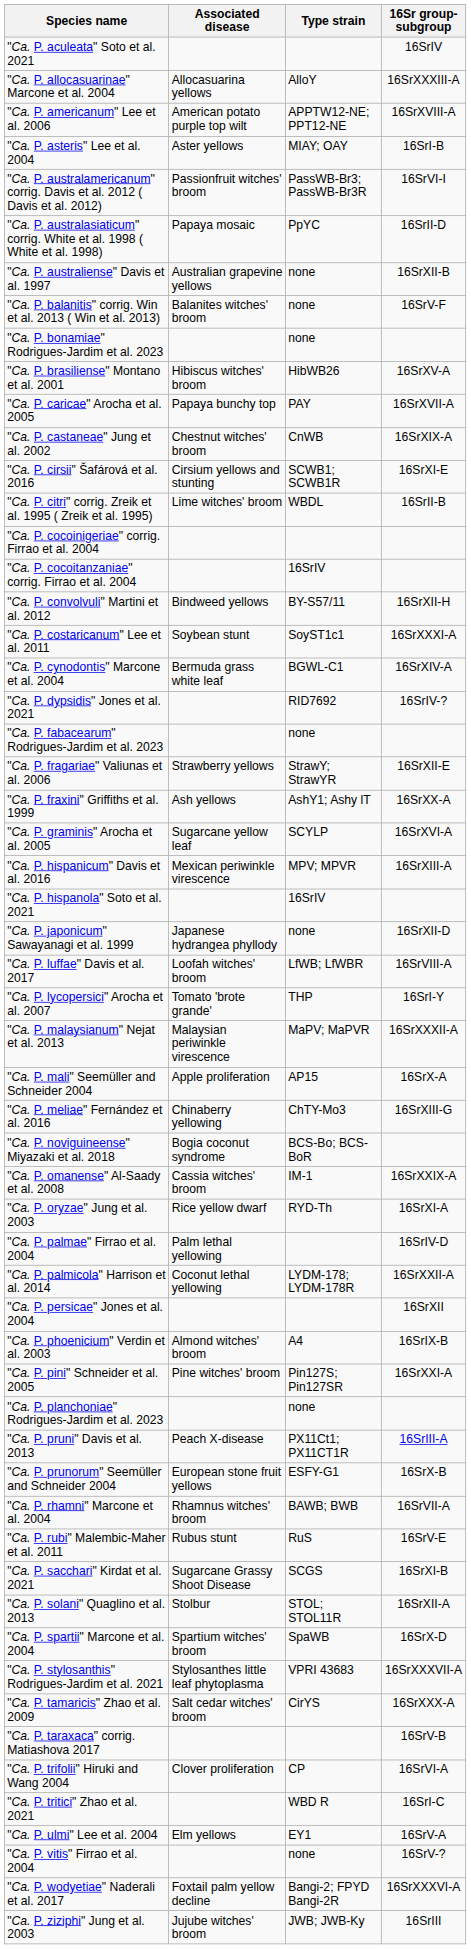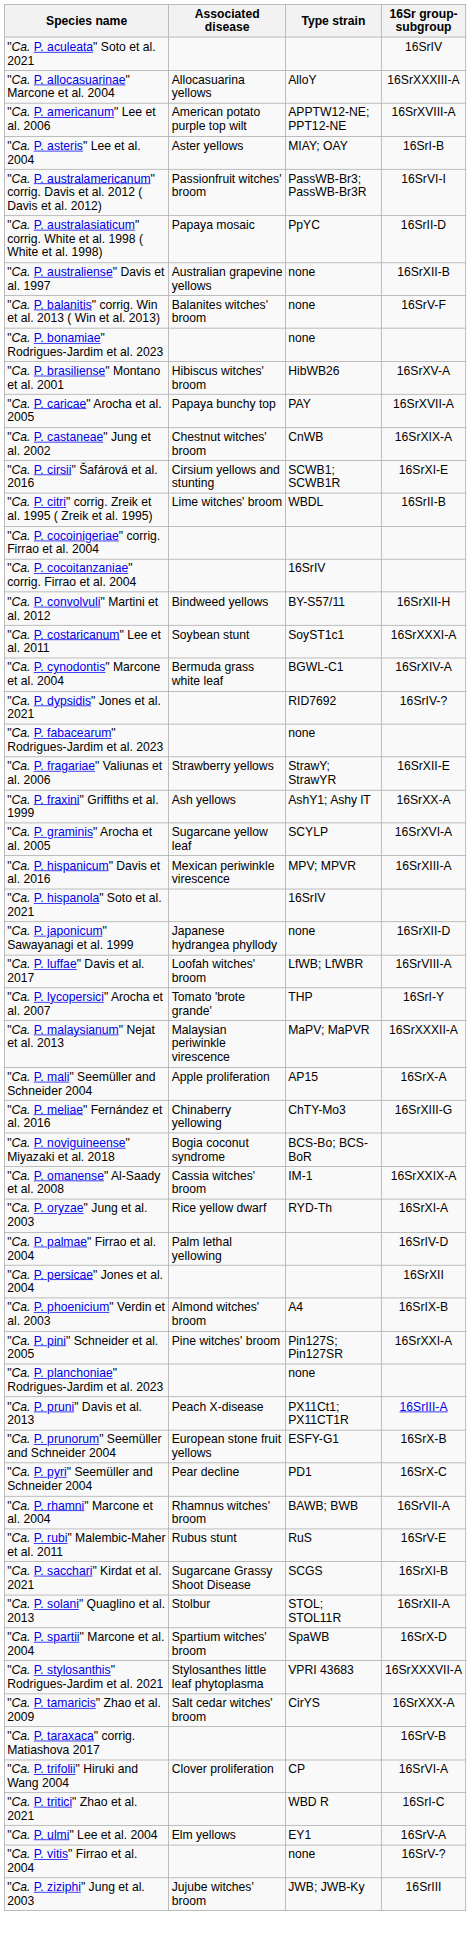- row: (86, 1281)
+ row: (80, 1479)
- row: (81, 1894)
